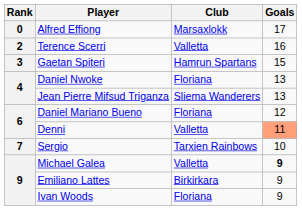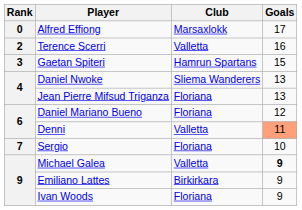(193, 79) Floriana -> (217, 79) Sliema Wanderers
(217, 96) Sliema Wanderers -> (193, 96) Floriana
(215, 146) Tarxien Rainbows -> (193, 146) Floriana
